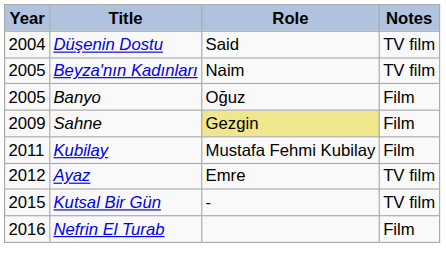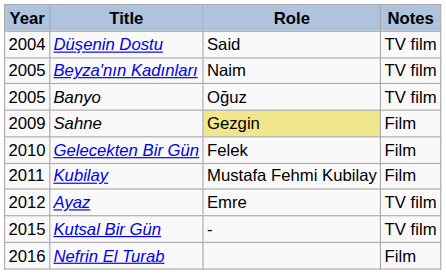(399, 97) Film -> (411, 97) TV film
+ row: (126, 150)
